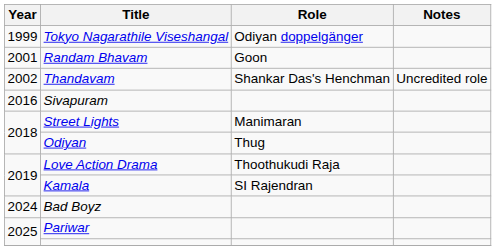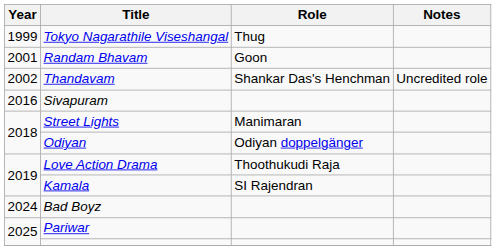(299, 36) Odiyan doppelgänger -> (250, 36) Thug
(250, 143) Thug -> (299, 143) Odiyan doppelgänger
